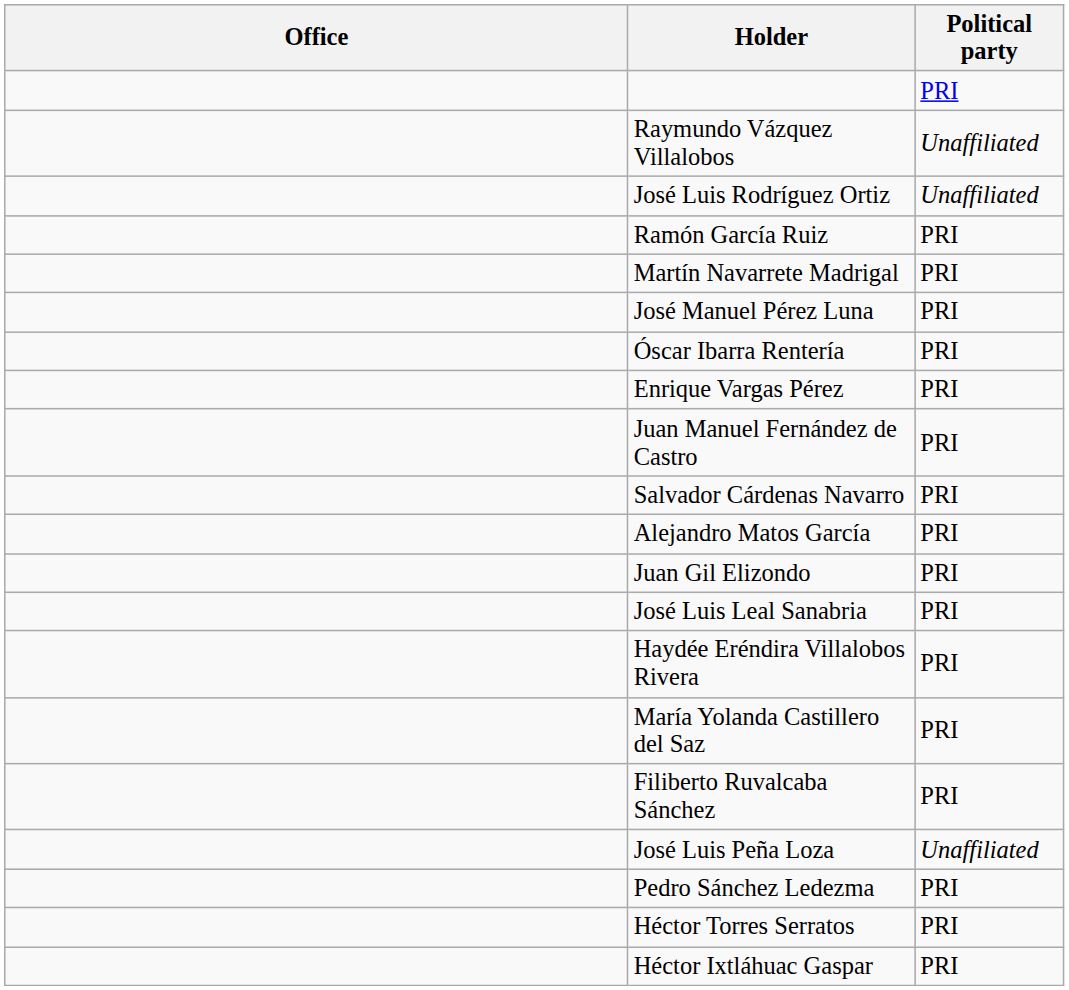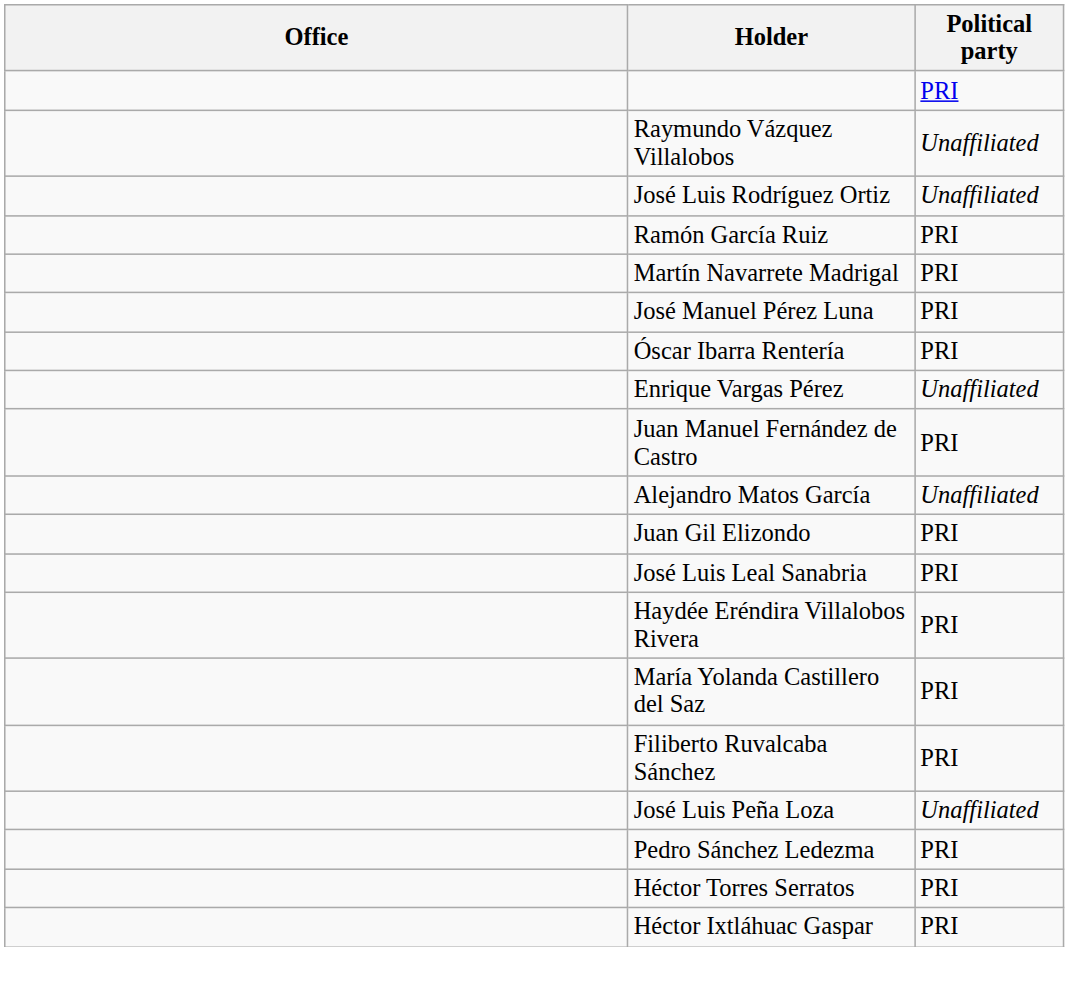(939, 389) PRI -> (980, 389) Unaffiliated
- row: (769, 494)
(939, 533) PRI -> (980, 494) Unaffiliated
